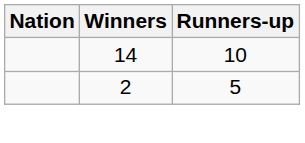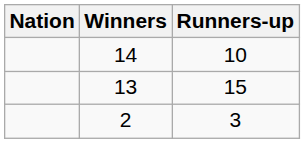+ row: (126, 87)
(235, 87) 5 -> (235, 120) 3
